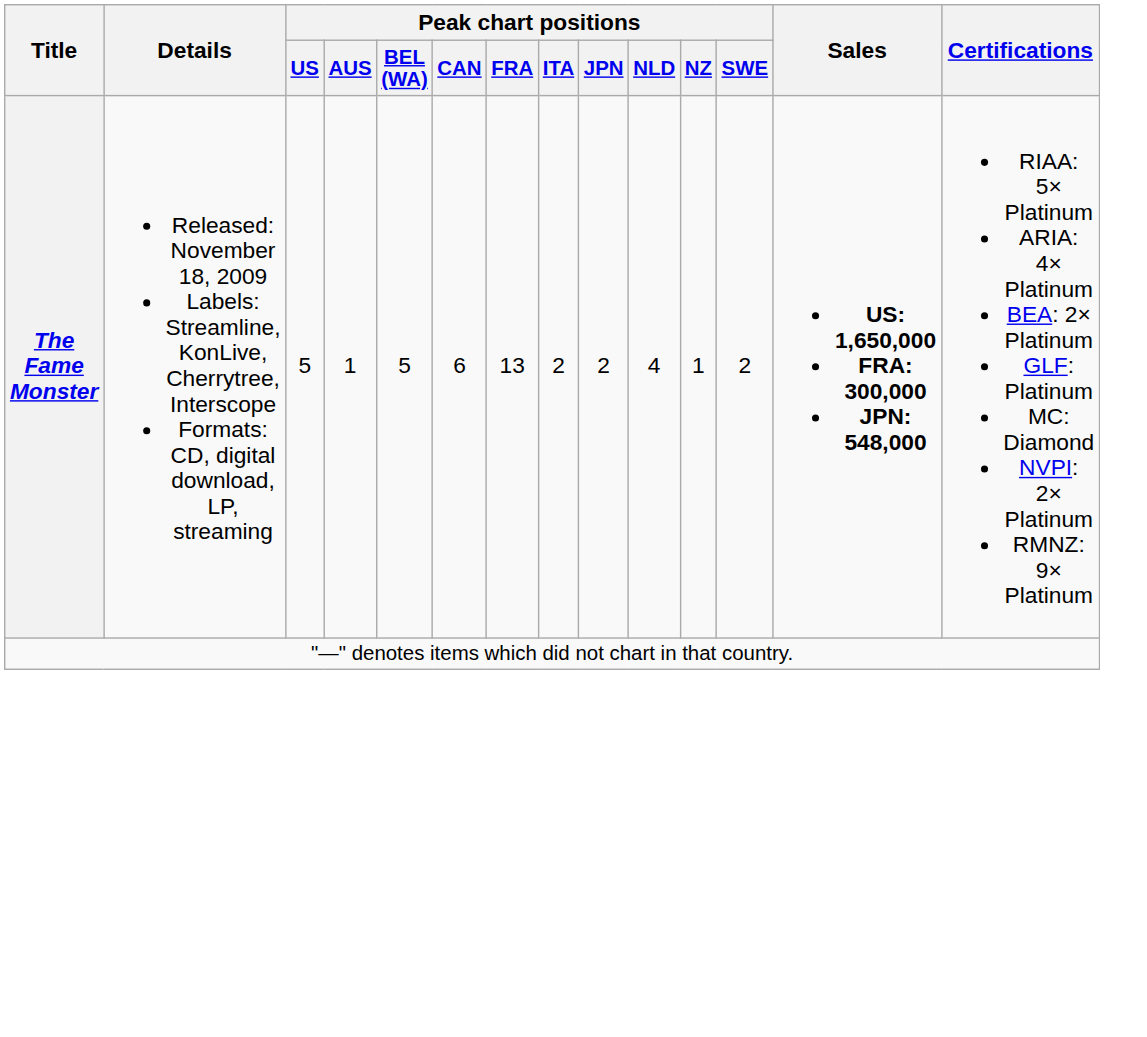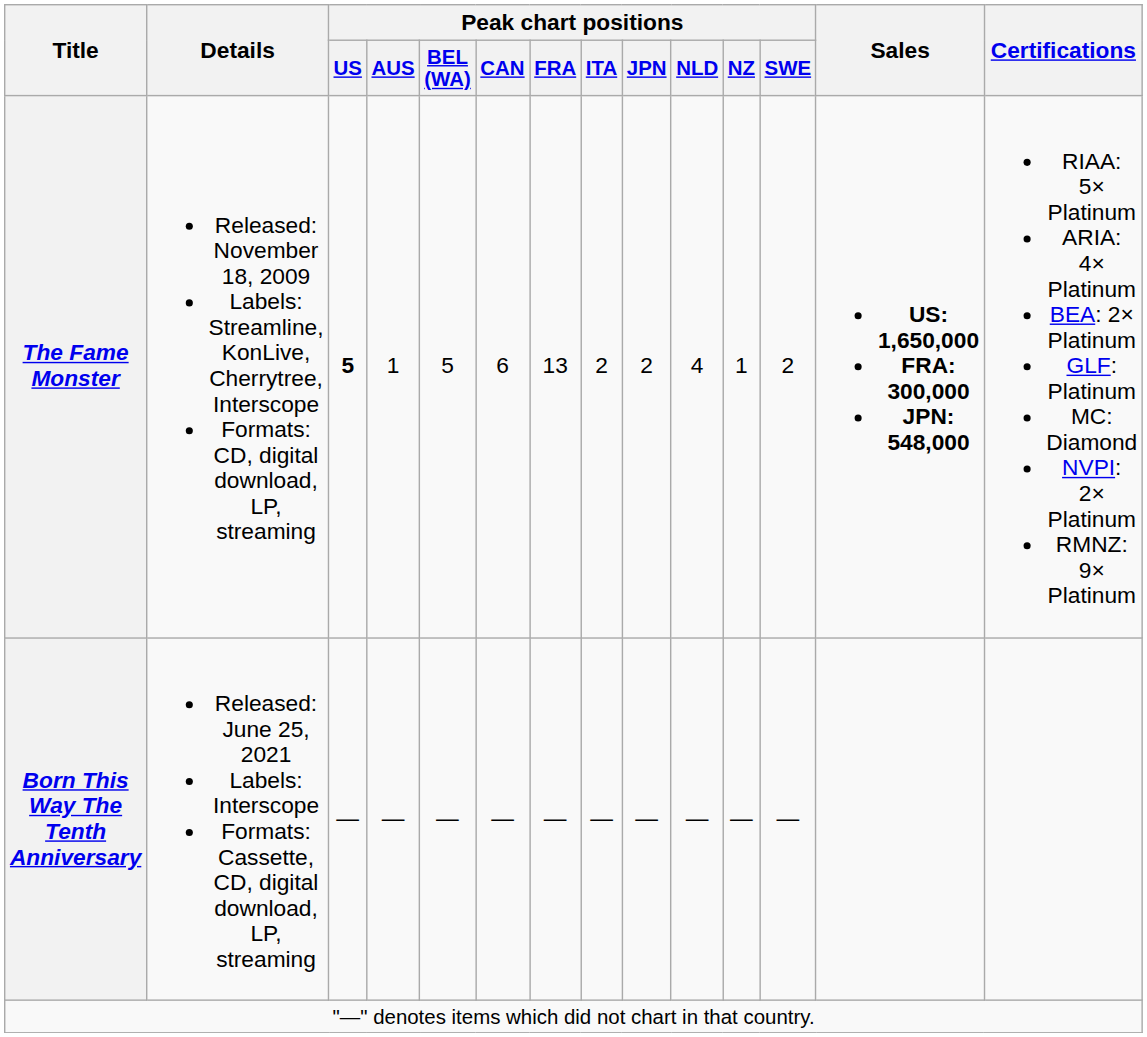(305, 366) normal -> (348, 366) bold
+ row: (76, 818)
